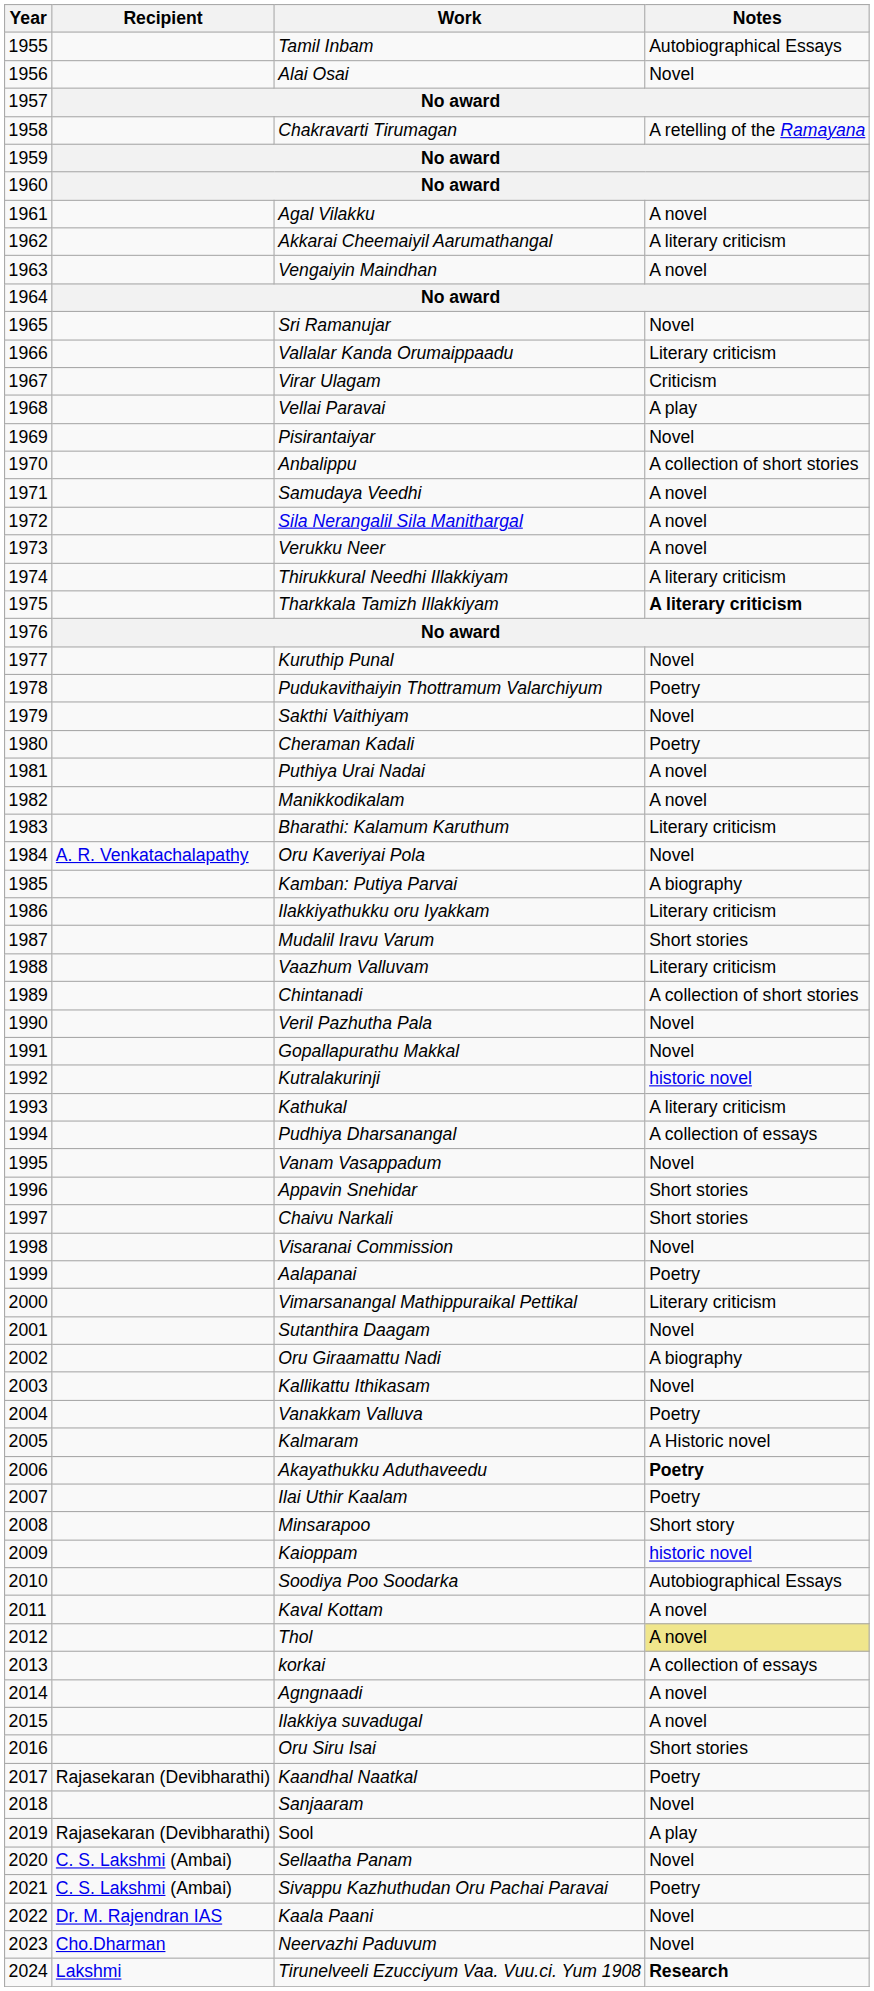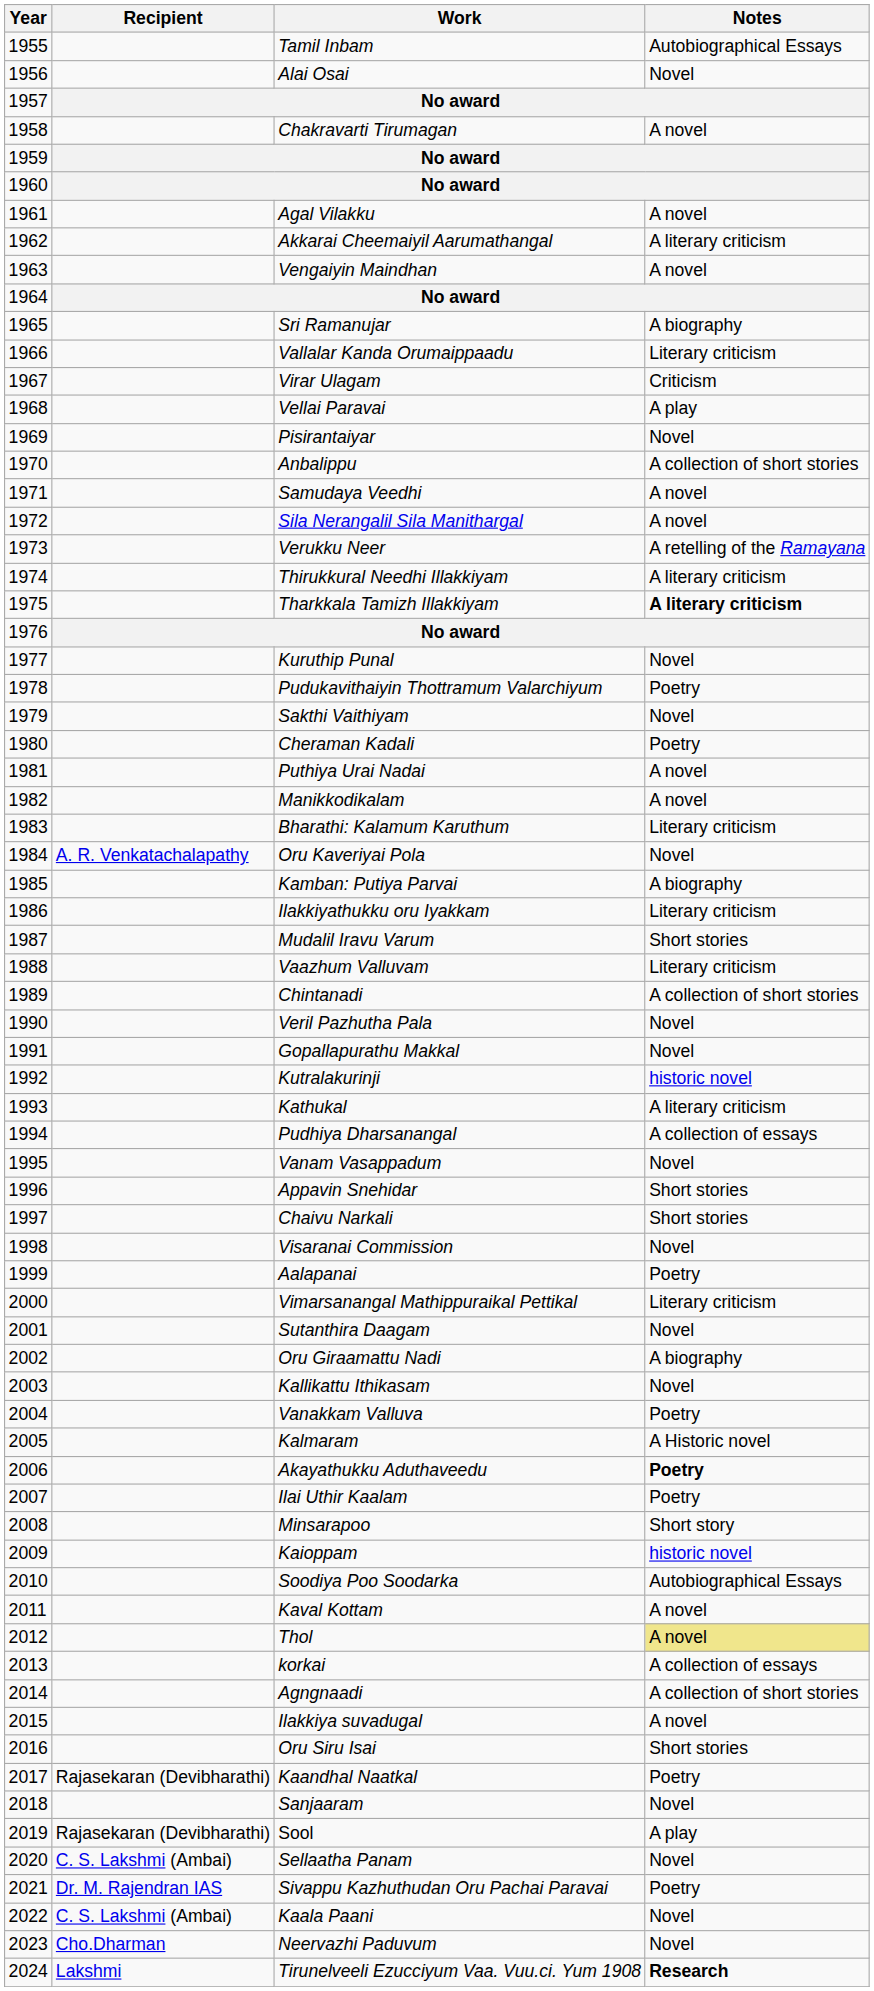(757, 130) A retelling of the Ramayana -> (678, 130) A novel
(672, 325) Novel -> (696, 325) A biography
(678, 548) A novel -> (757, 548) A retelling of the Ramayana
(678, 1693) A novel -> (754, 1693) A collection of short stories
(144, 1888) C. S. Lakshmi (Ambai) -> (139, 1888) Dr. M. Rajendran IAS
(139, 1916) Dr. M. Rajendran IAS -> (144, 1916) C. S. Lakshmi (Ambai)
